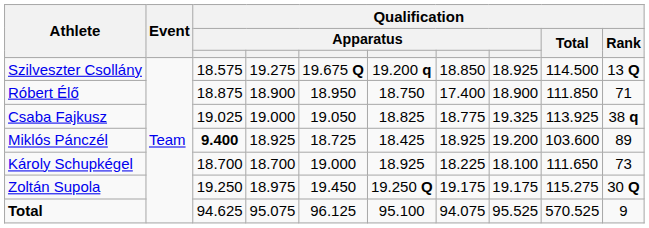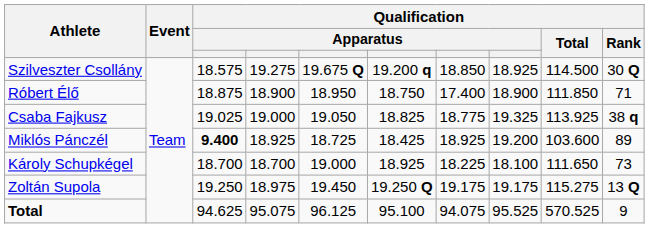(624, 69) 13 Q -> (624, 69) 30 Q
(624, 188) 30 Q -> (624, 188) 13 Q
